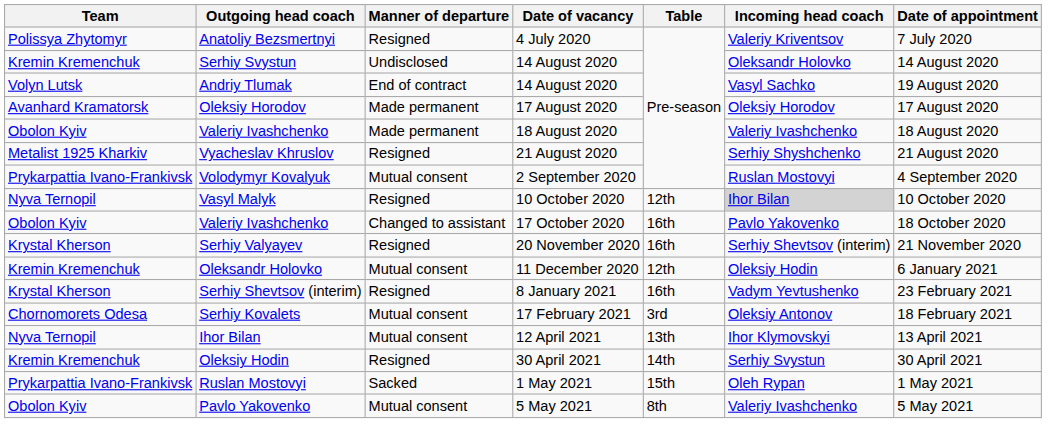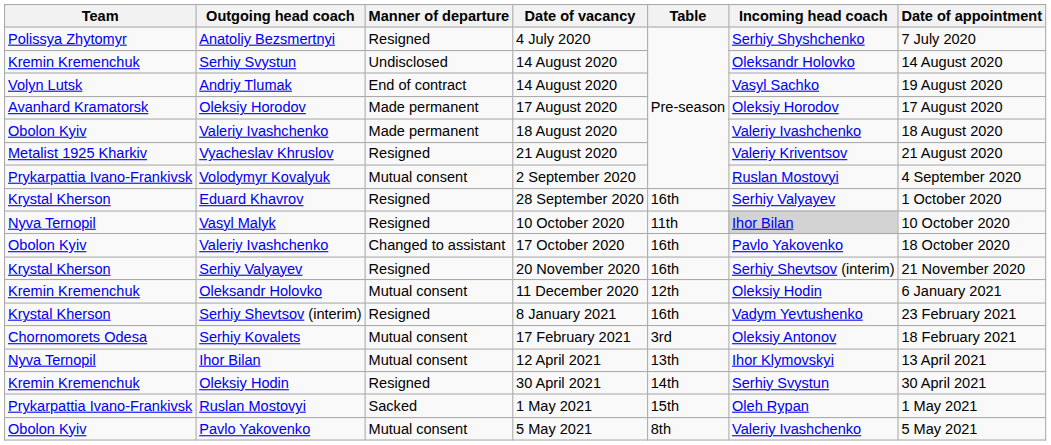(786, 39) Valeriy Kriventsov -> (798, 39) Serhiy Shyshchenko
(794, 153) Serhiy Shyshchenko -> (790, 153) Valeriy Kriventsov
+ row: (251, 199)
(661, 199) 12th -> (664, 222) 11th
